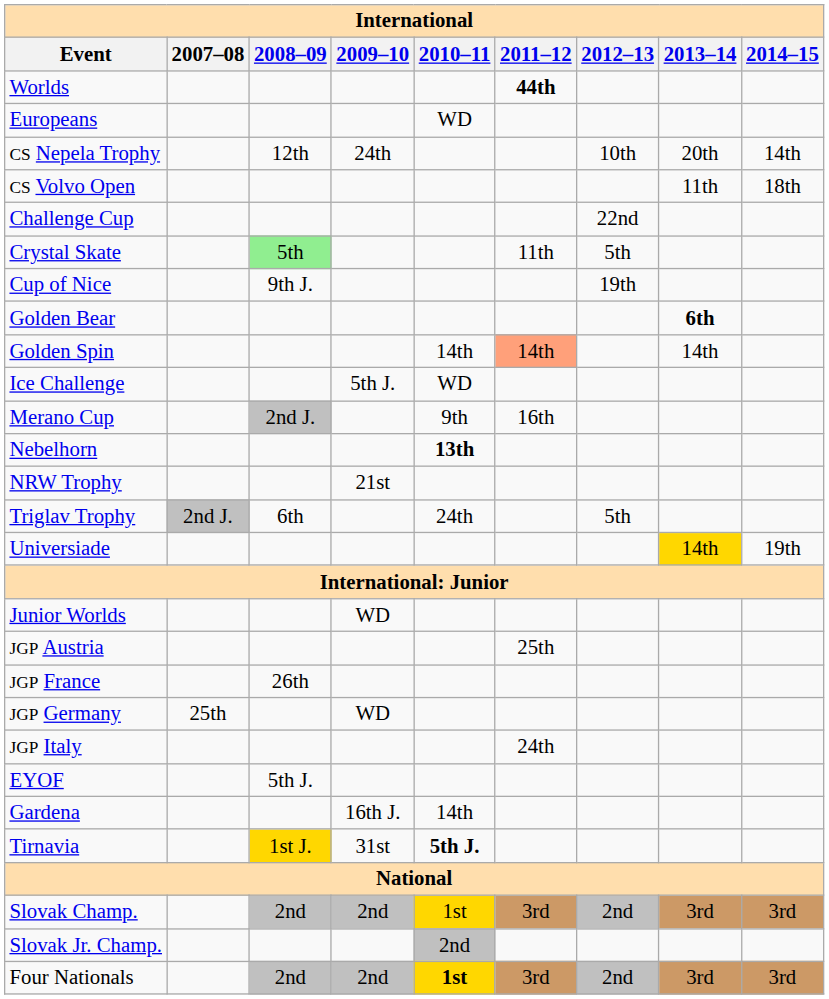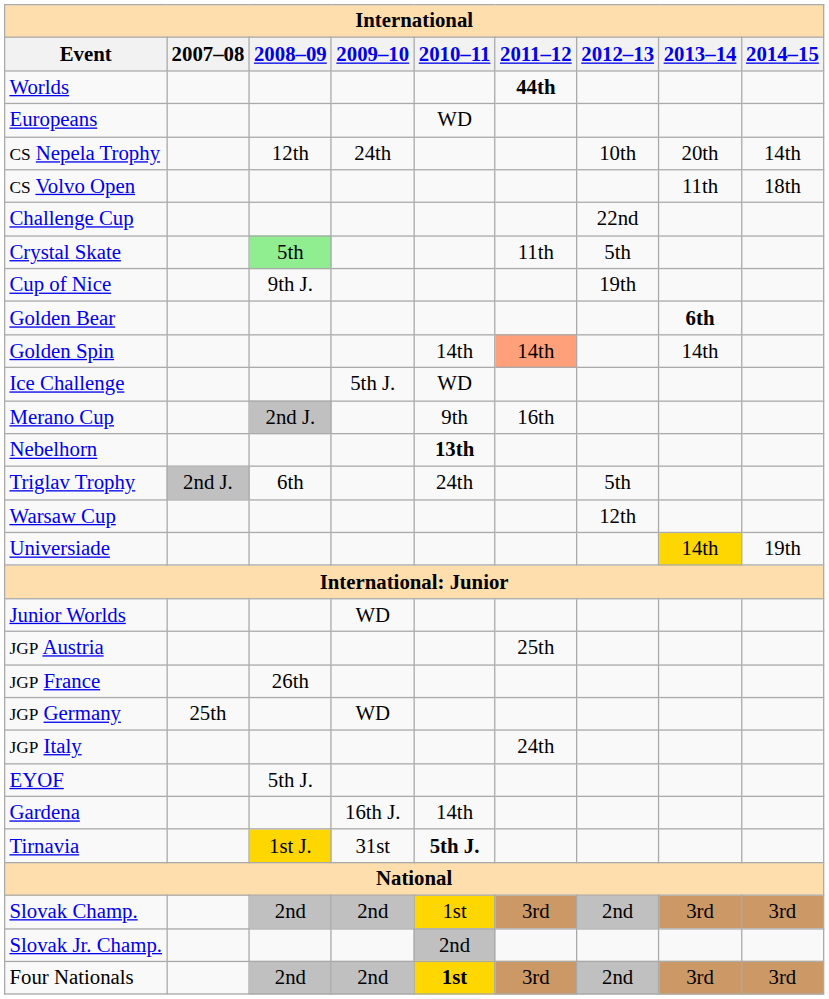- row: (66, 482)
+ row: (63, 515)
